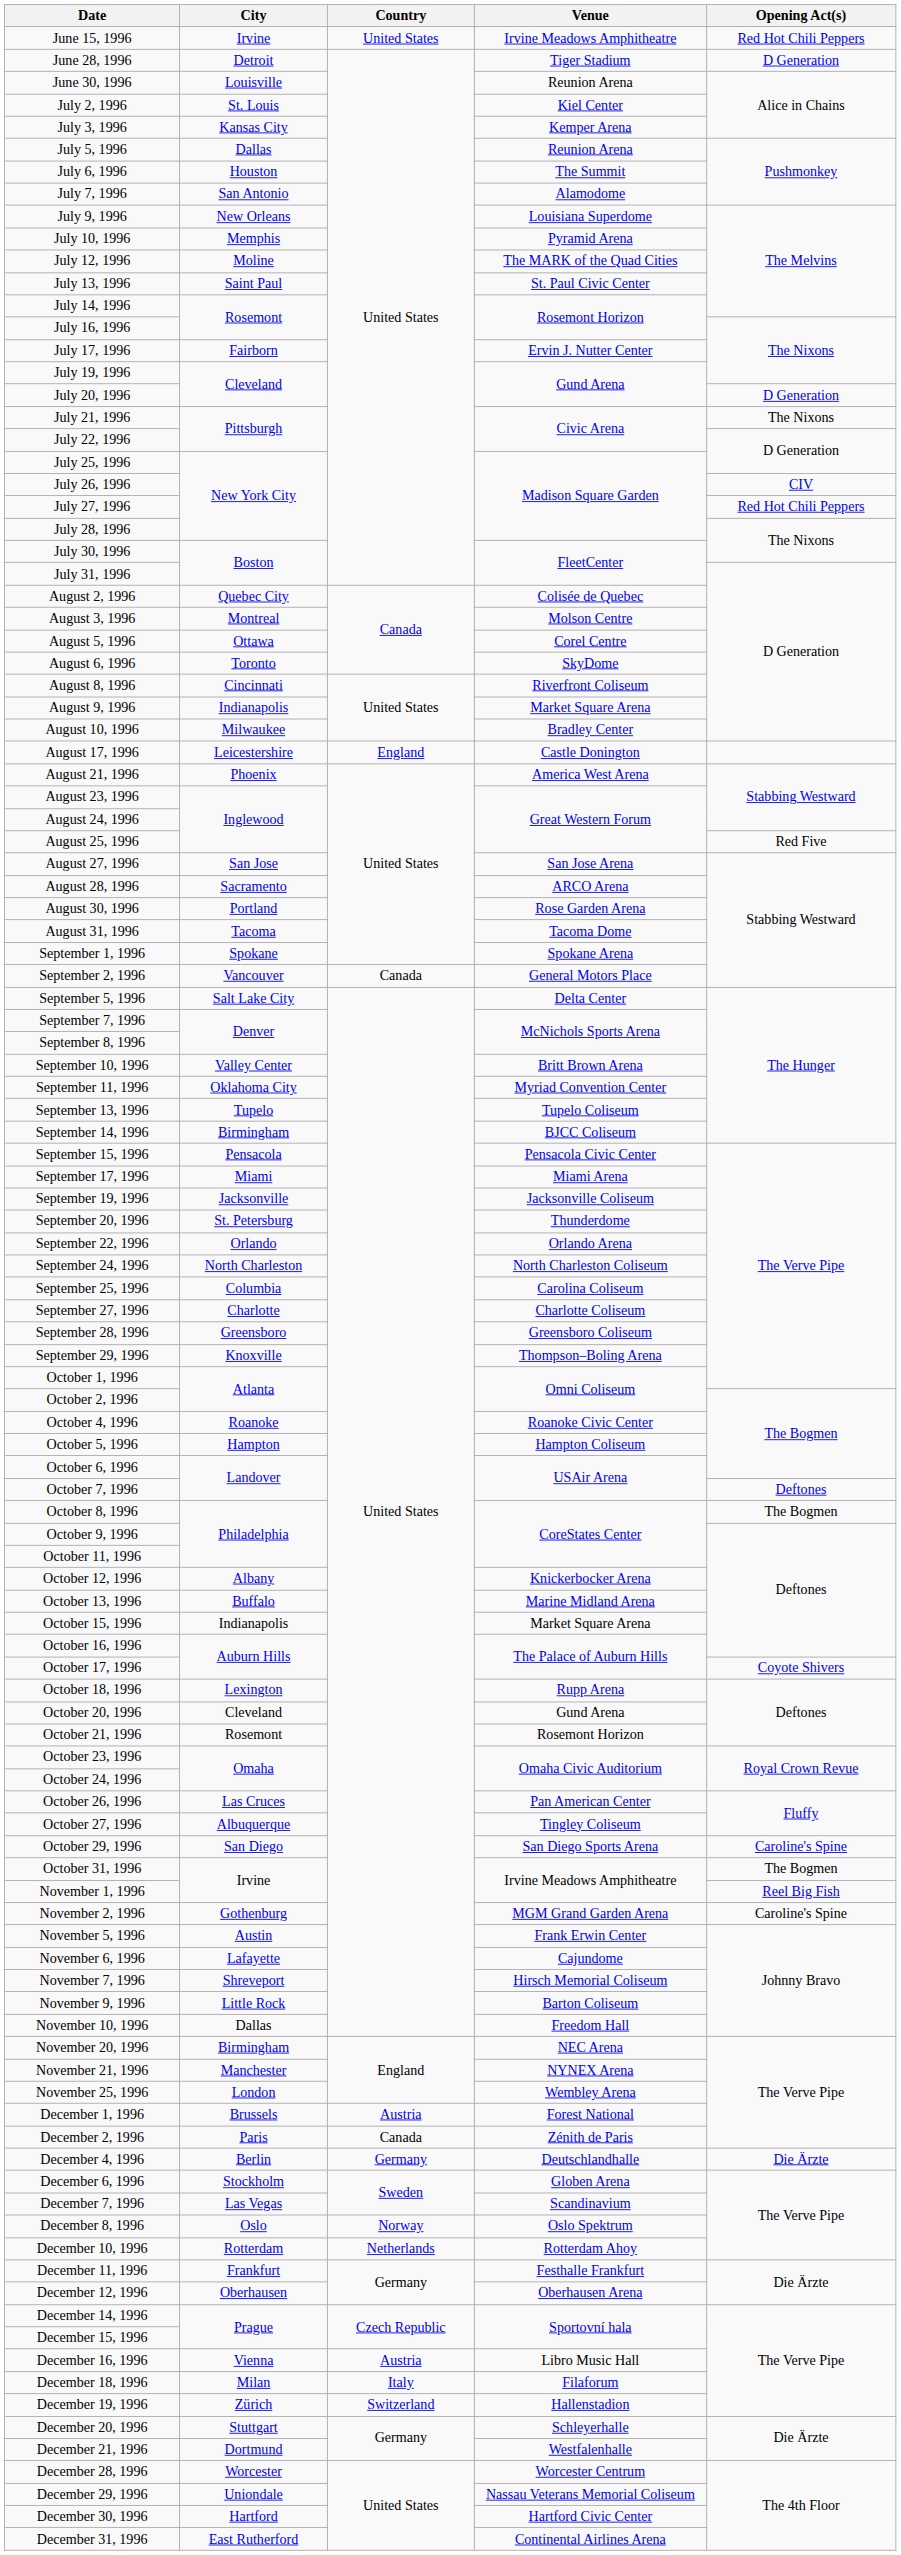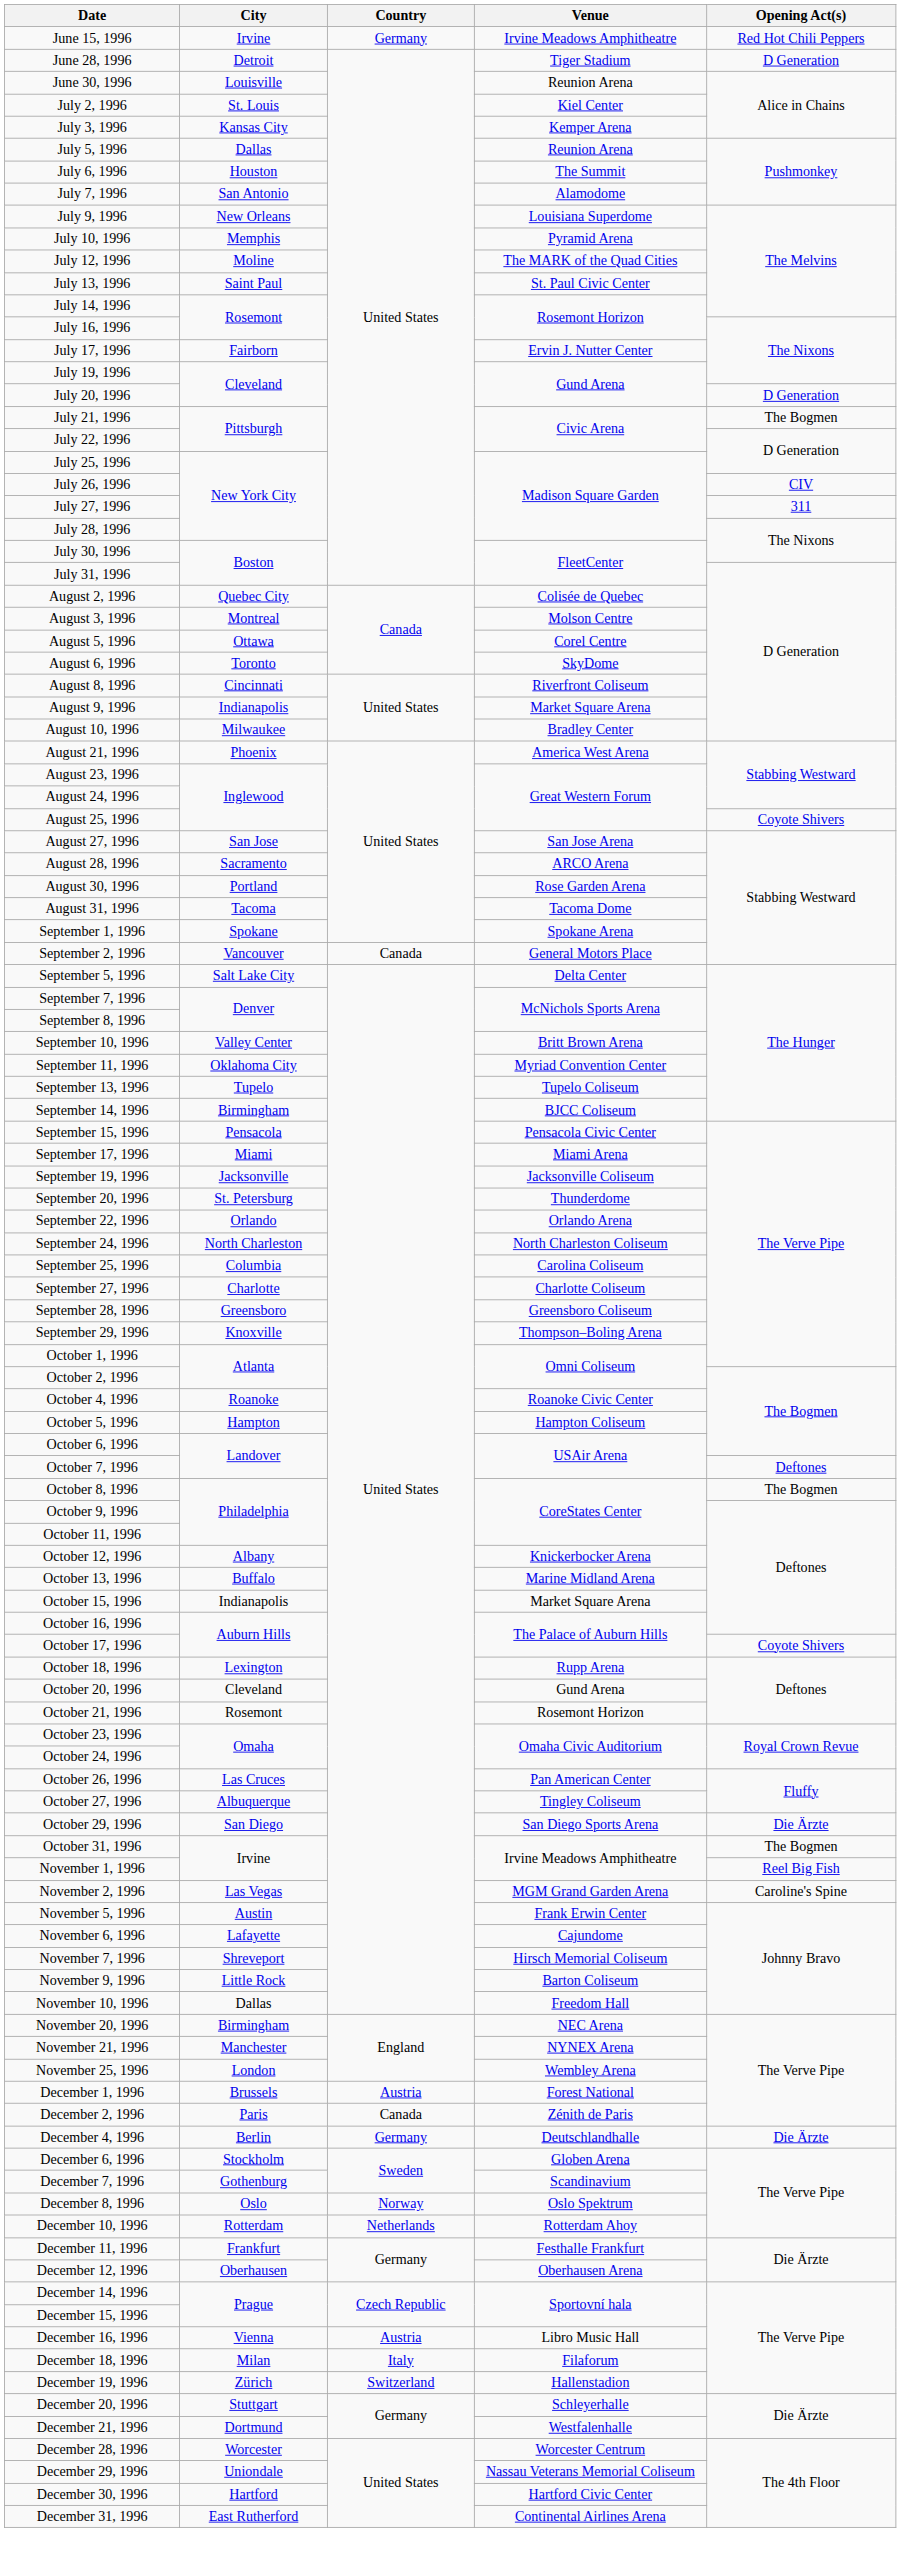(401, 37) United States -> (401, 37) Germany
(801, 417) The Nixons -> (801, 417) The Bogmen
(801, 506) Red Hot Chili Peppers -> (801, 506) 311
- row: (92, 752)
(801, 841) Red Five -> (801, 819) Coyote Shivers
(801, 1846) Caroline's Spine -> (801, 1824) Die Ärzte
(254, 1913) Gothenburg -> (254, 1891) Las Vegas
(254, 2204) Las Vegas -> (254, 2181) Gothenburg
